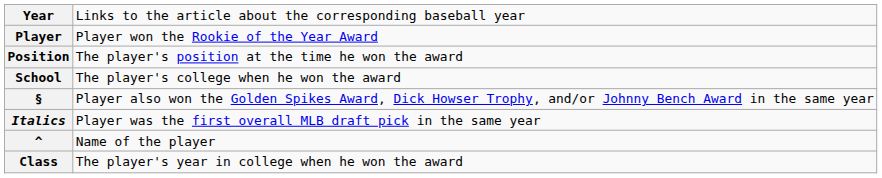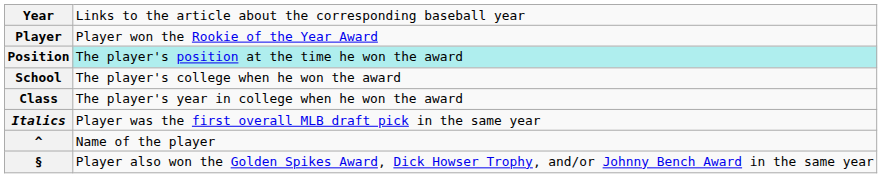(269, 57) no background -> (269, 57) paleturquoise background
rows swapped: (39, 162) <-> (39, 99)
